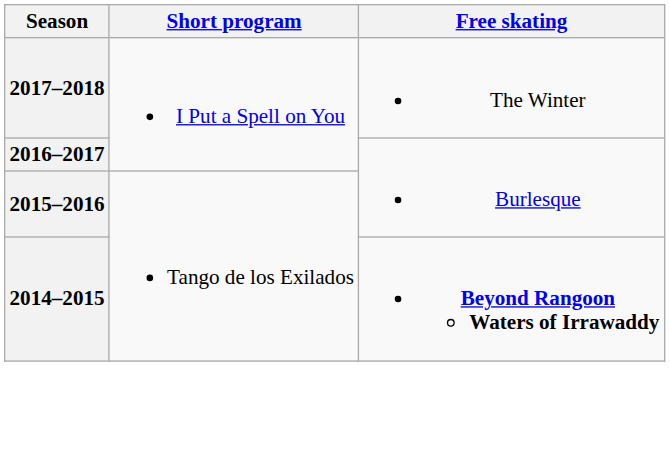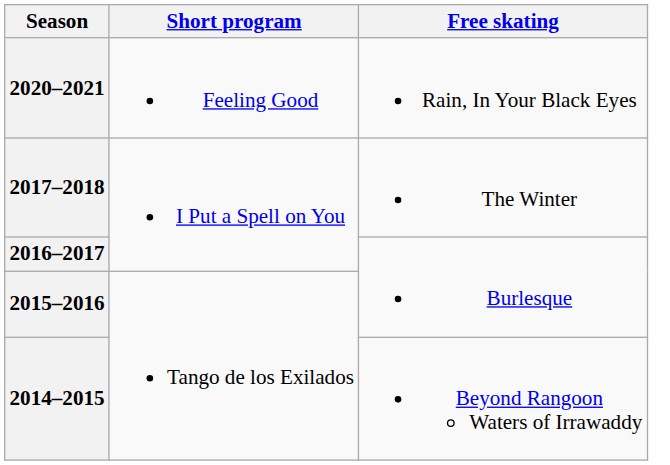+ row: (57, 87)
(511, 311) bold -> (503, 410) normal
